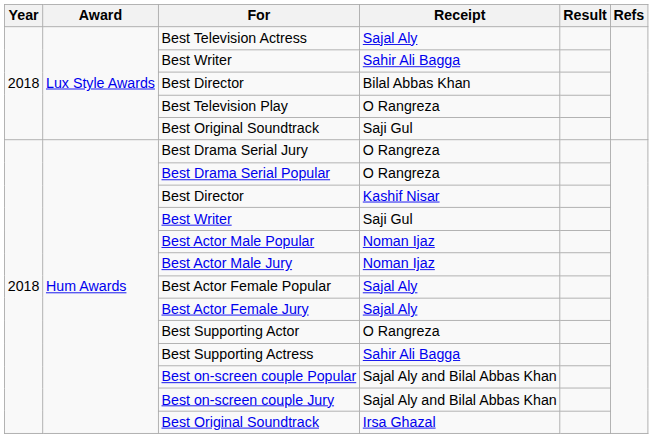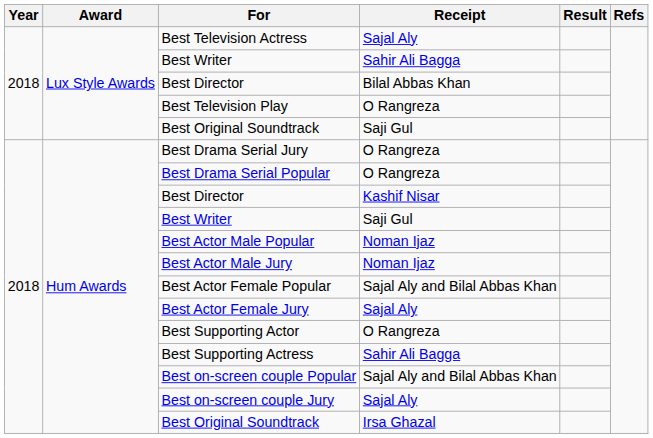(390, 286) Sajal Aly -> (460, 286) Sajal Aly and Bilal Abbas Khan
(460, 399) Sajal Aly and Bilal Abbas Khan -> (390, 399) Sajal Aly
